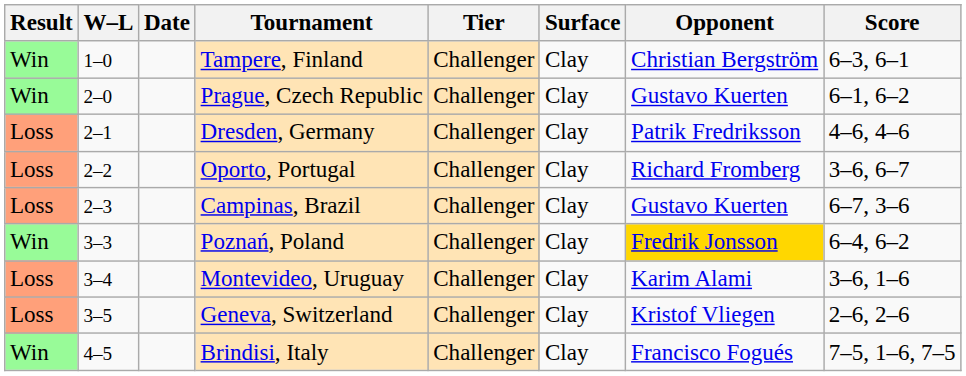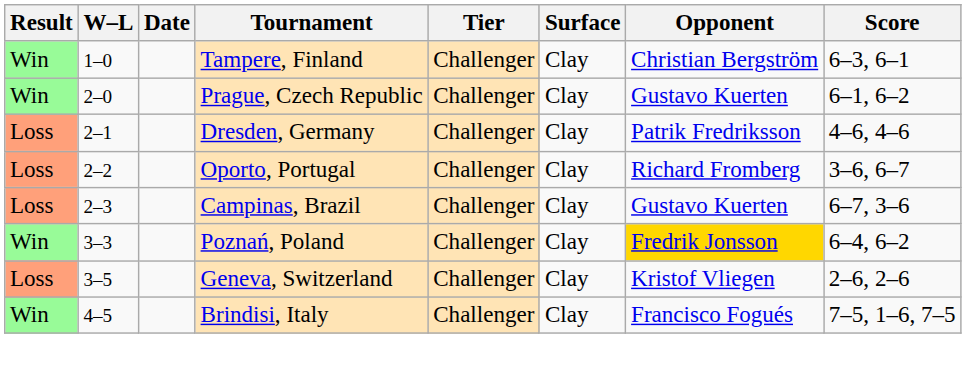- row: (302, 278)
